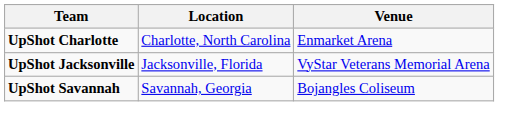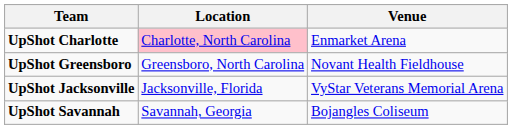(216, 40) no background -> (216, 40) pink background
+ row: (70, 64)
